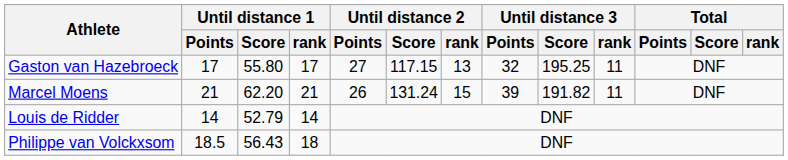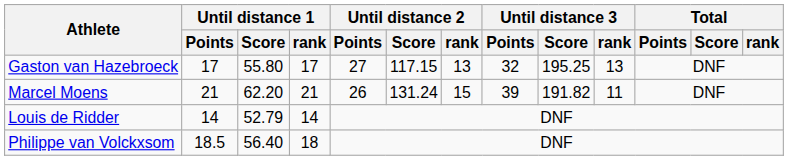(615, 68) 11 -> (615, 68) 13
(263, 143) 56.43 -> (263, 143) 56.40
